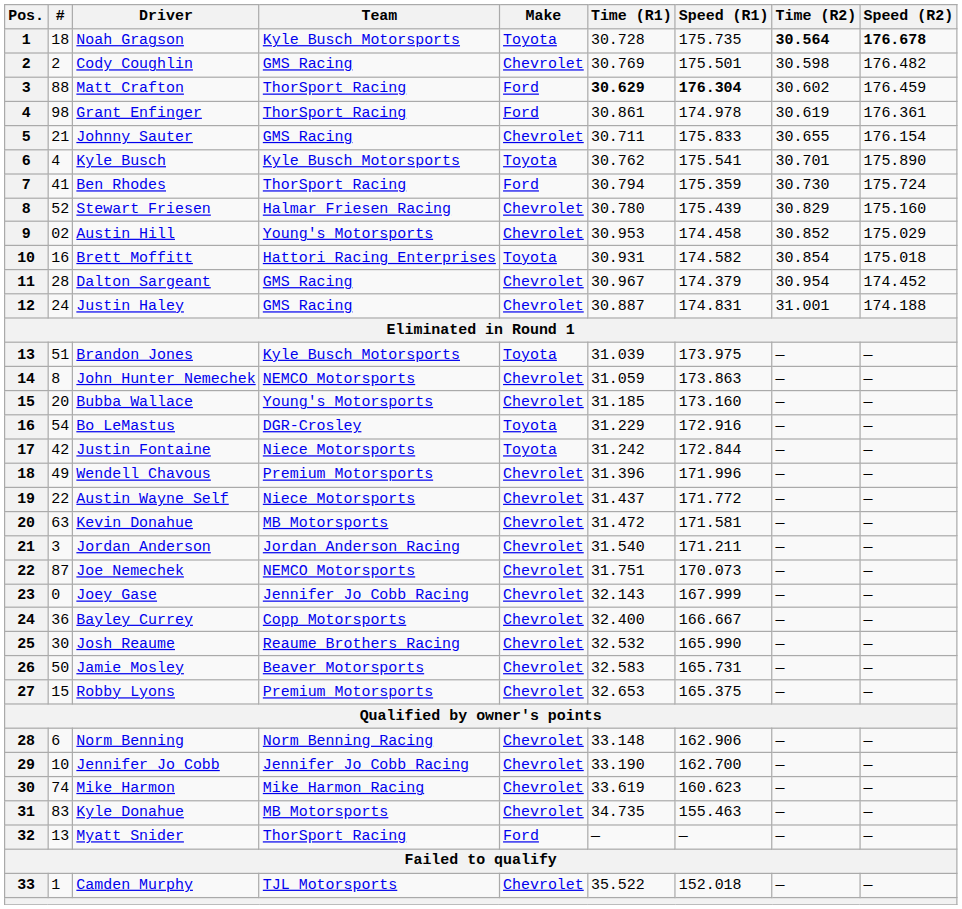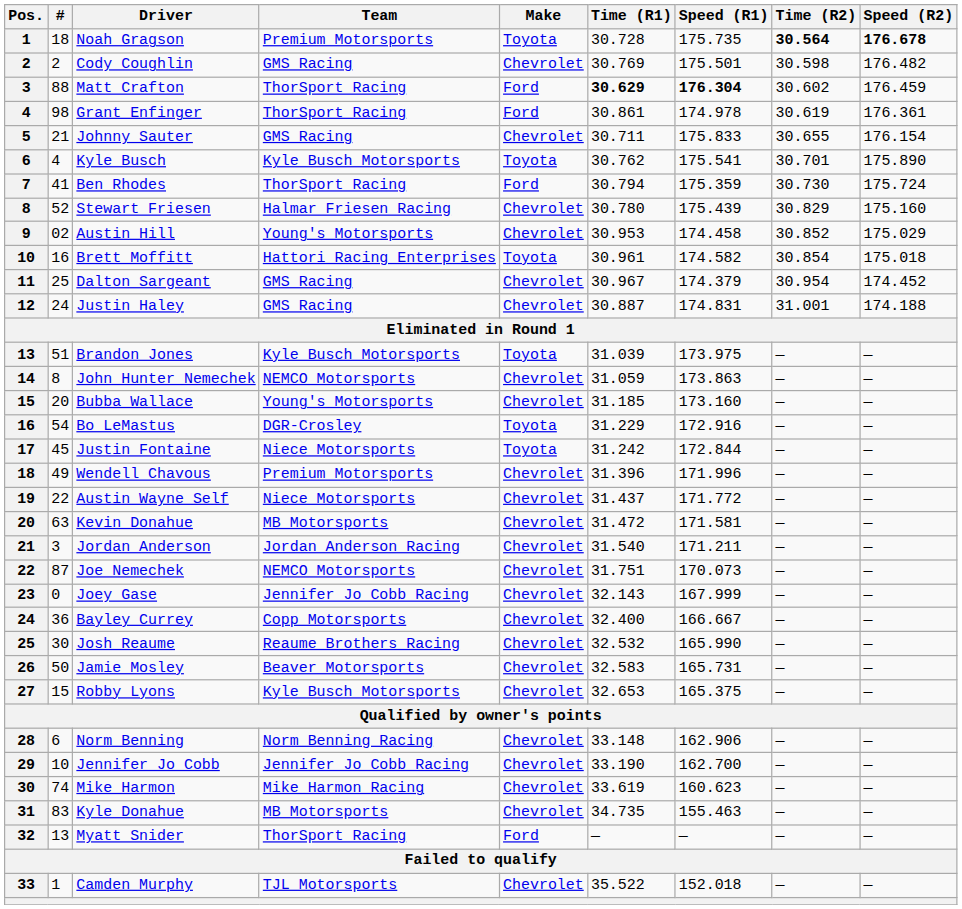(361, 41) Kyle Busch Motorsports -> (348, 41) Premium Motorsports
(618, 258) 30.931 -> (618, 258) 30.961
(60, 282) 28 -> (60, 282) 25
(60, 451) 42 -> (60, 451) 45
(348, 692) Premium Motorsports -> (361, 692) Kyle Busch Motorsports
